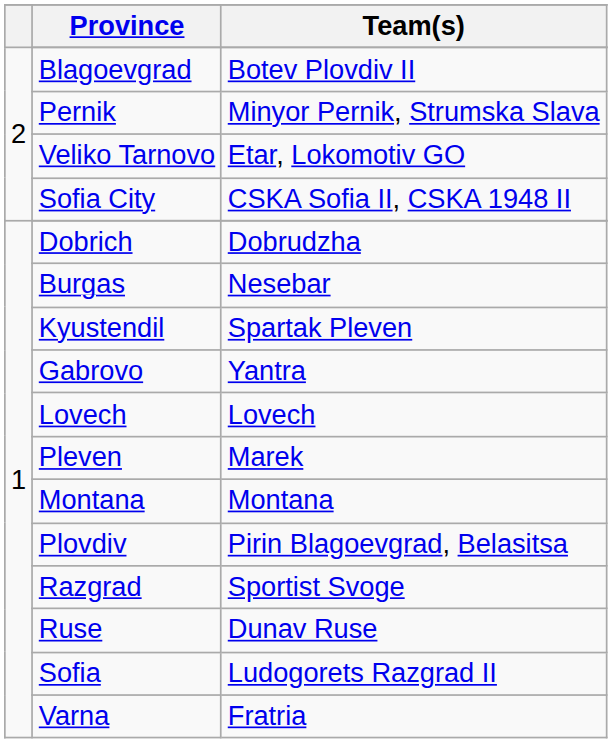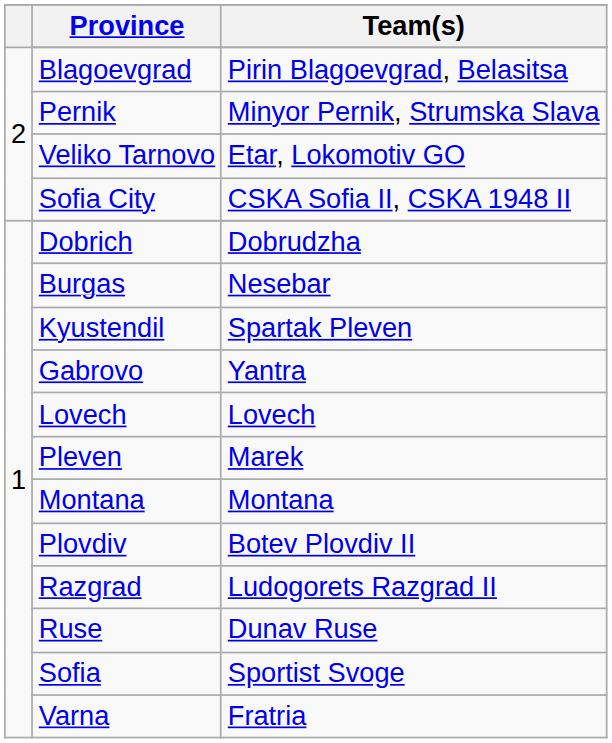(322, 69) Botev Plovdiv II -> (398, 69) Pirin Blagoevgrad, Belasitsa
(398, 543) Pirin Blagoevgrad, Belasitsa -> (322, 543) Botev Plovdiv II
(316, 586) Sportist Svoge -> (362, 586) Ludogorets Razgrad II
(362, 673) Ludogorets Razgrad II -> (316, 673) Sportist Svoge
